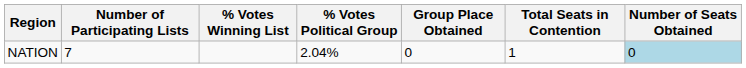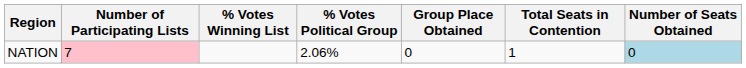(68, 52) no background -> (68, 52) pink background
(319, 52) 2.04% -> (319, 52) 2.06%
